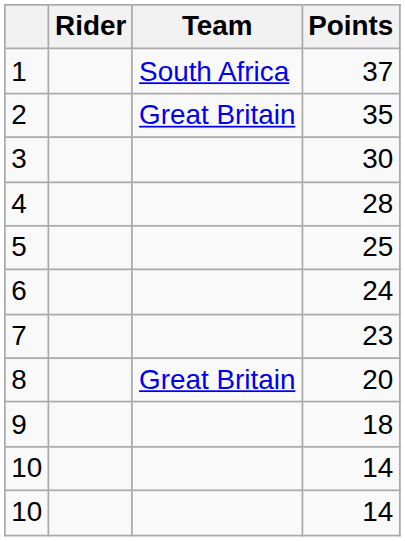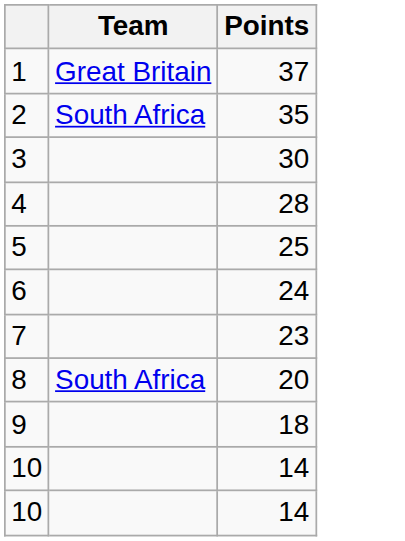- column: (91, 26)
(214, 70) South Africa -> (133, 70) Great Britain
(217, 114) Great Britain -> (130, 114) South Africa
(217, 379) Great Britain -> (130, 379) South Africa
